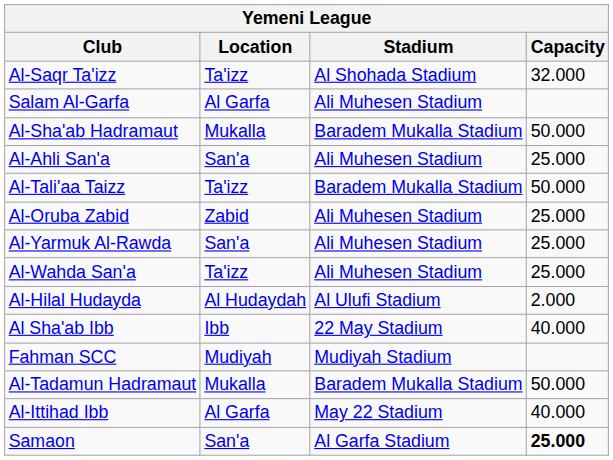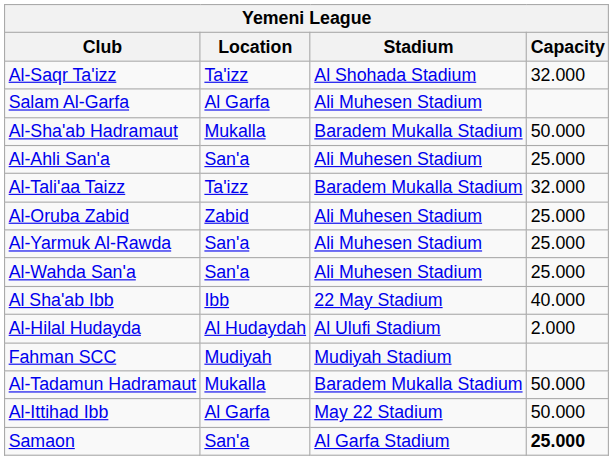(558, 187) 50.000 -> (558, 187) 32.000
(226, 272) Ta'izz -> (227, 272) San'a
rows swapped: (61, 328) <-> (75, 300)
(558, 412) 40.000 -> (558, 412) 50.000
